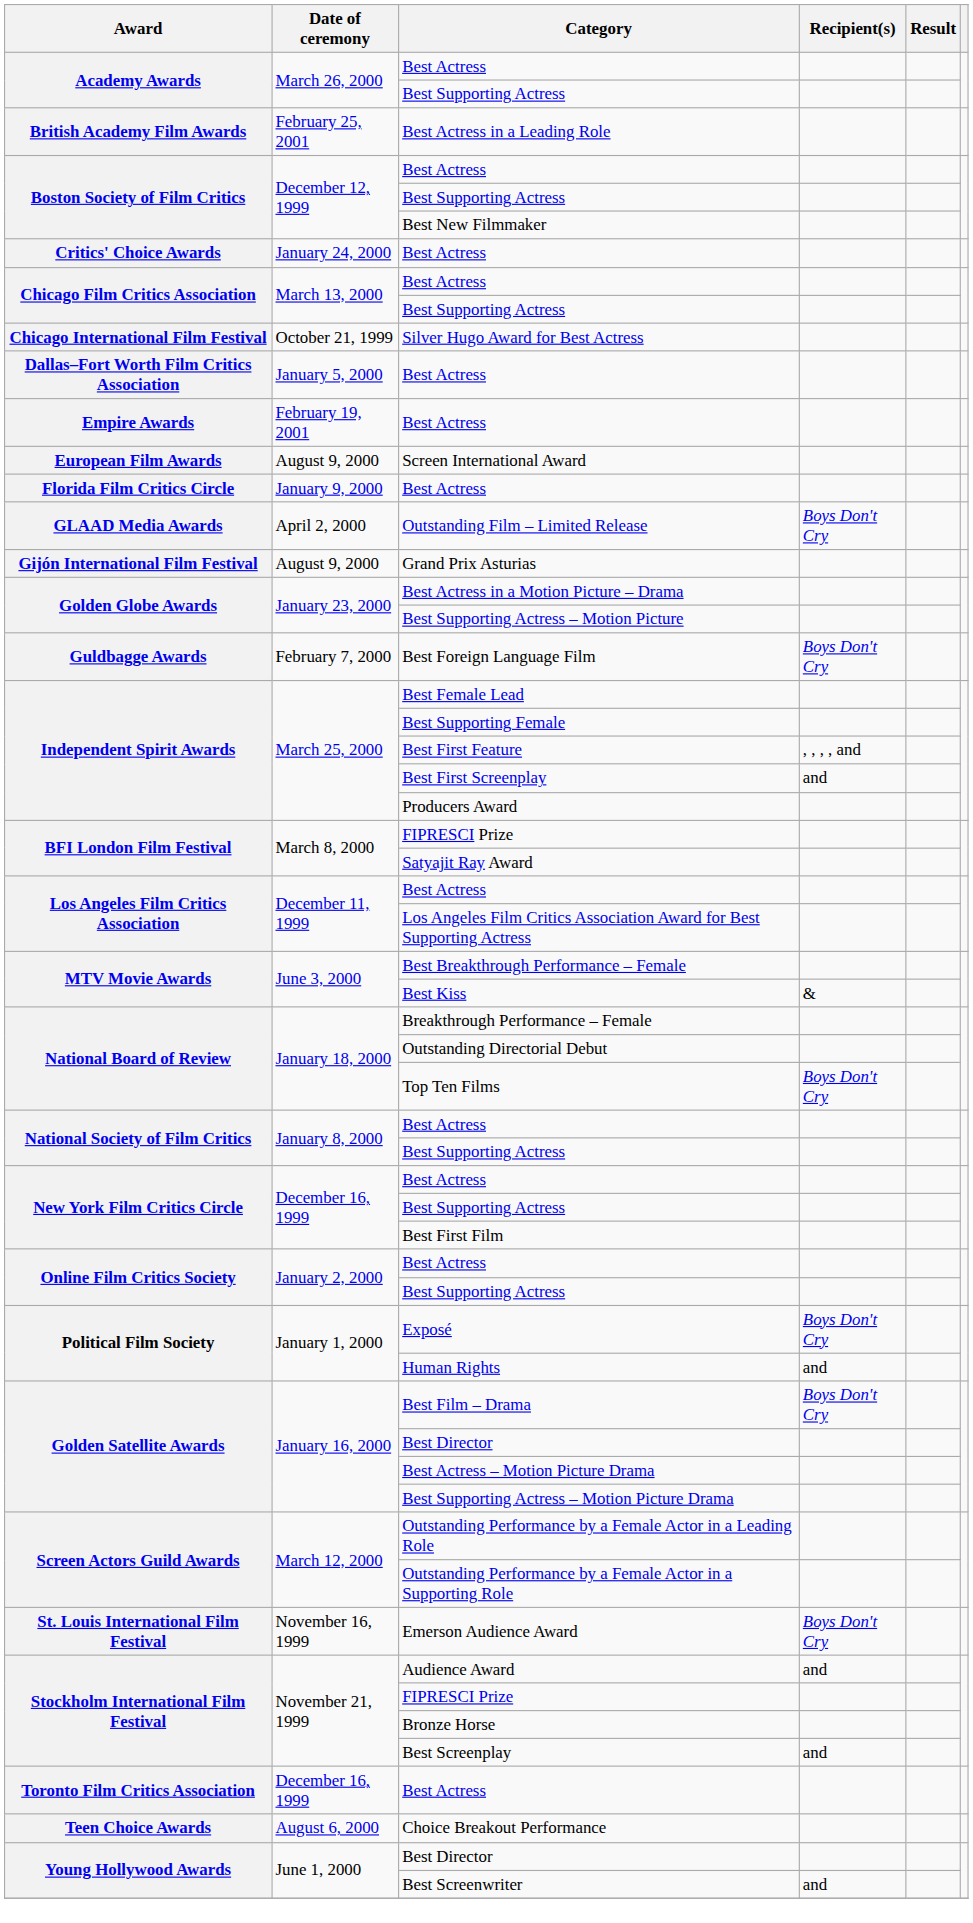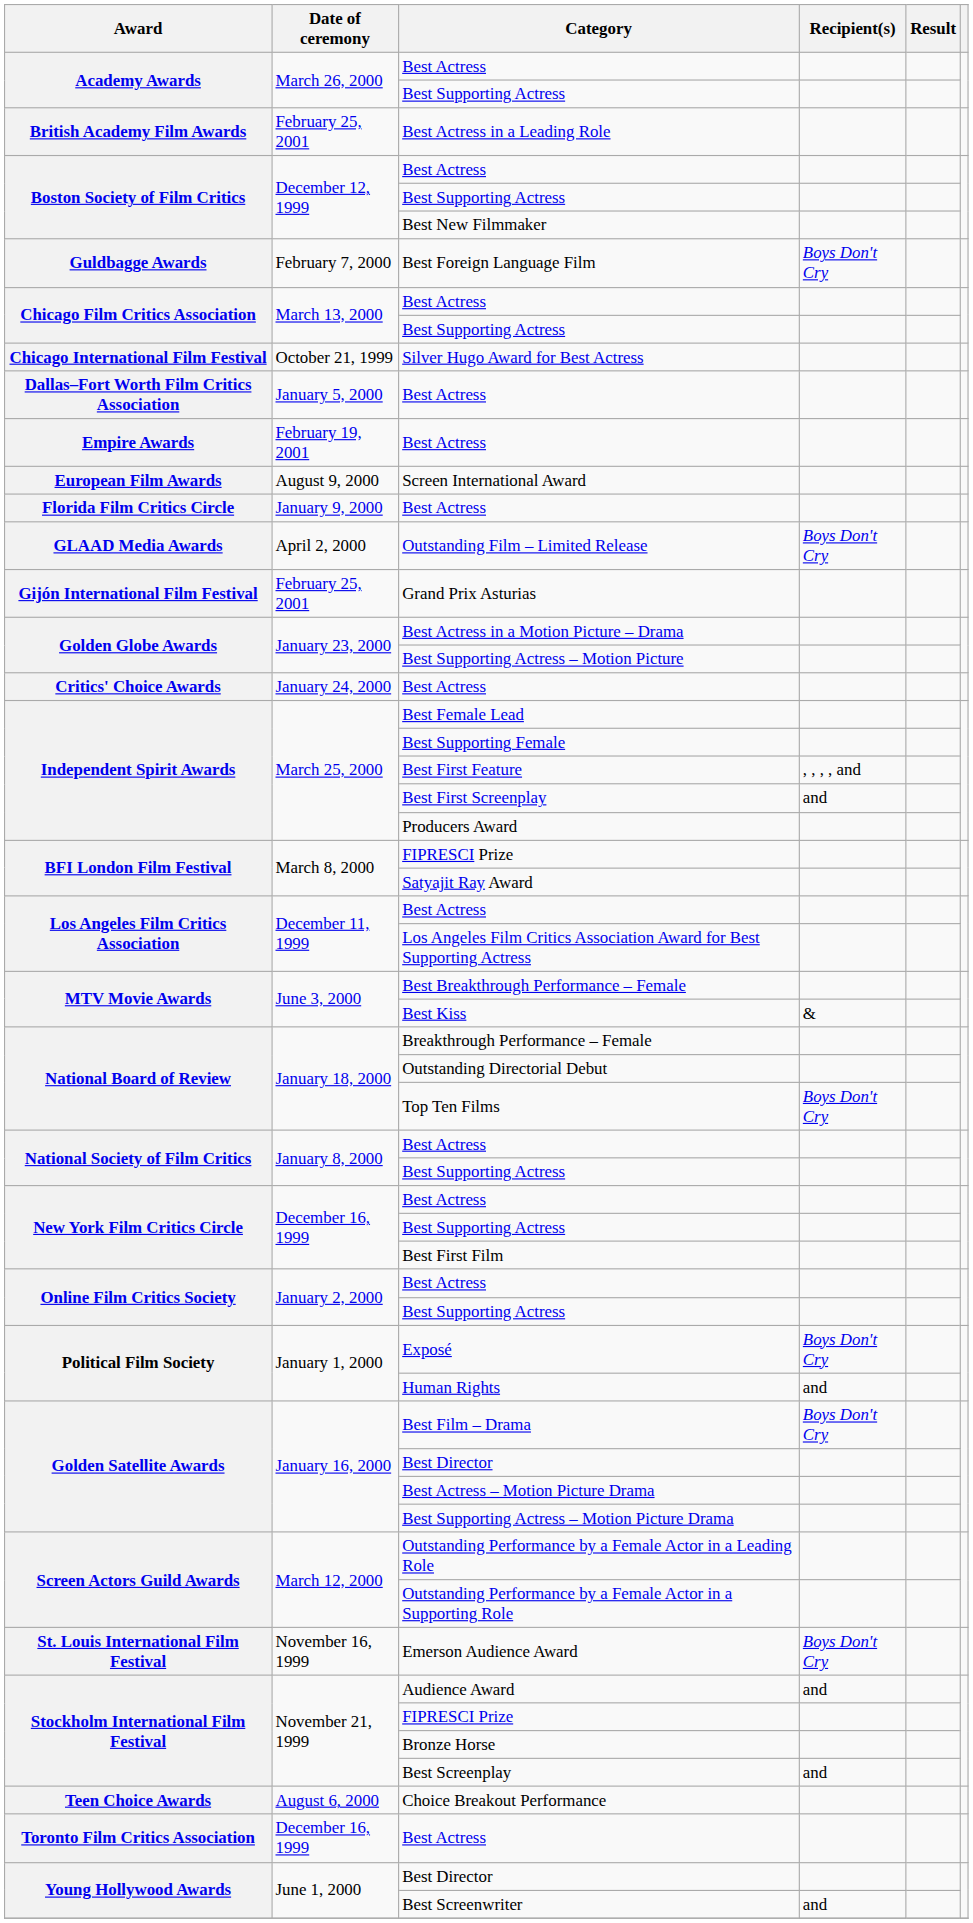rows swapped: (138, 253) <-> (138, 657)
(327, 563) August 9, 2000 -> (319, 593) February 25, 2001
rows swapped: (138, 1828) <-> (138, 1790)
